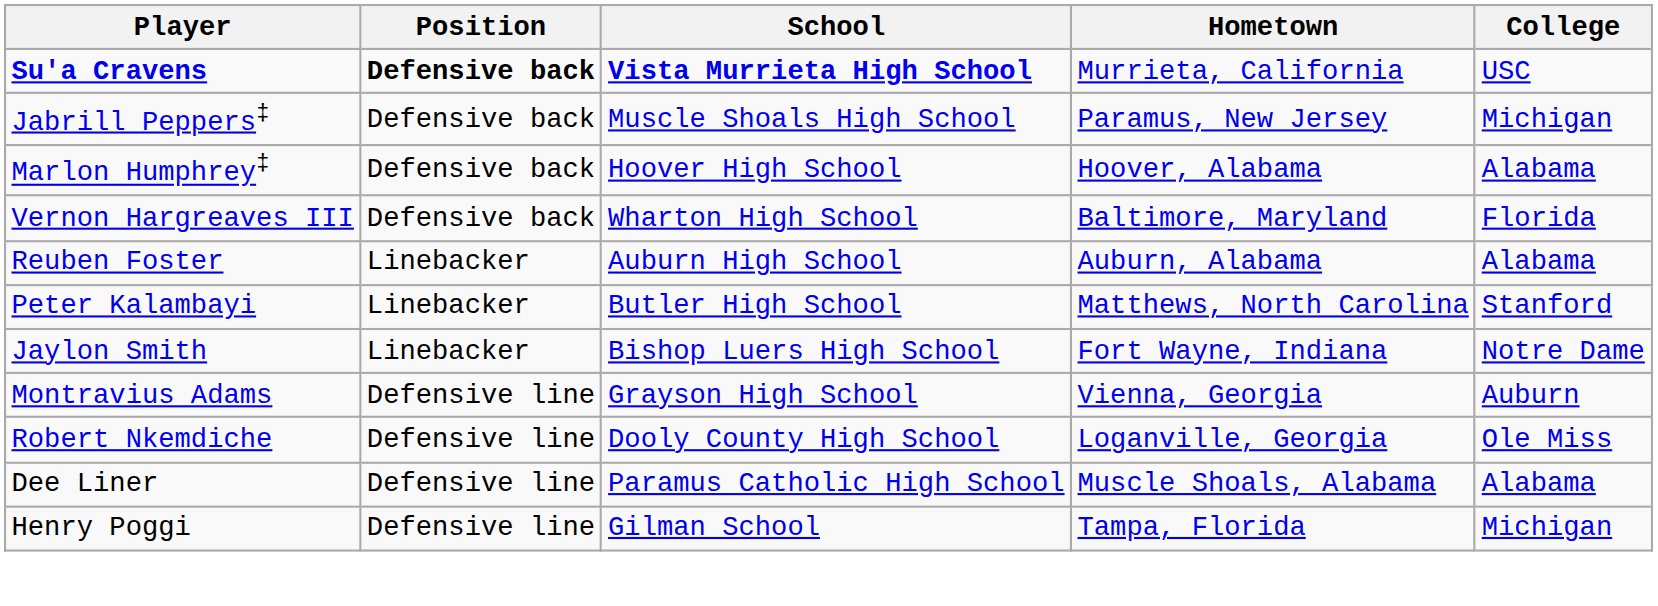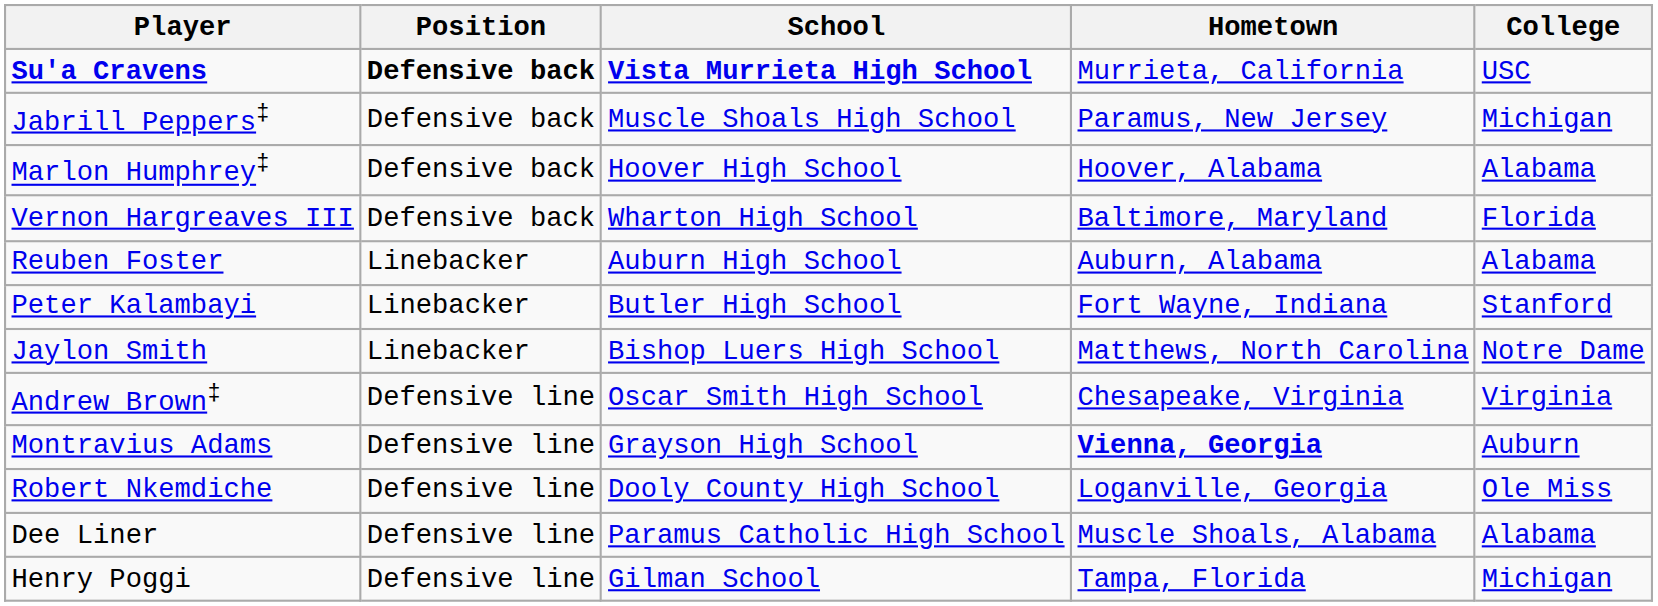(1273, 307) Matthews, North Carolina -> (1232, 307) Fort Wayne, Indiana
(1232, 351) Fort Wayne, Indiana -> (1273, 351) Matthews, North Carolina
+ row: (116, 399)
(1200, 395) normal -> (1200, 447) bold
